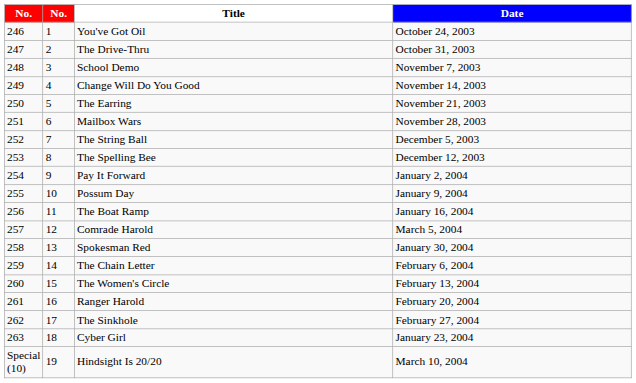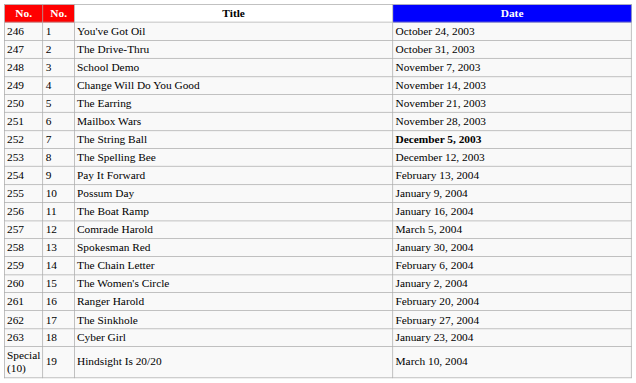(437, 139) normal -> (438, 139) bold
(432, 175) January 2, 2004 -> (437, 175) February 13, 2004
(437, 283) February 13, 2004 -> (432, 283) January 2, 2004
